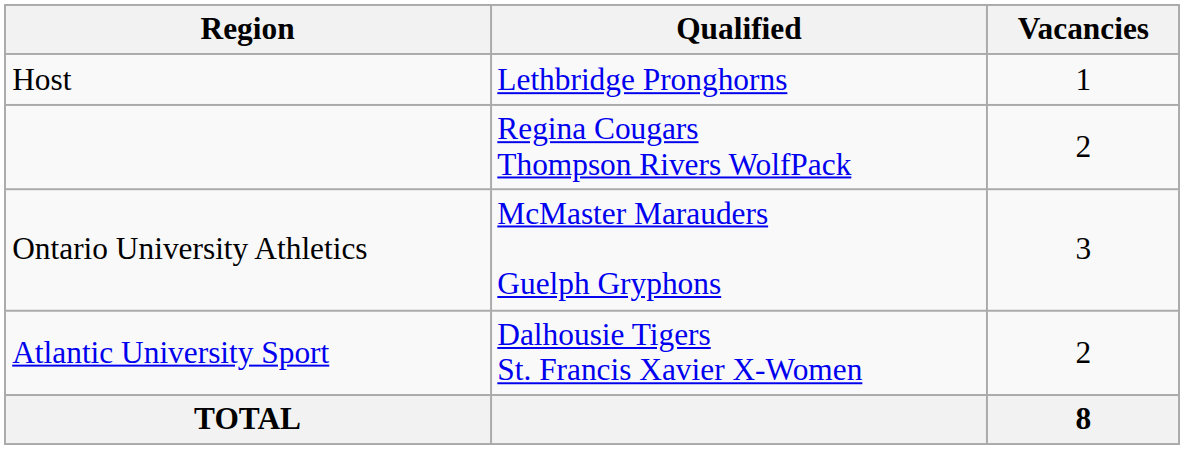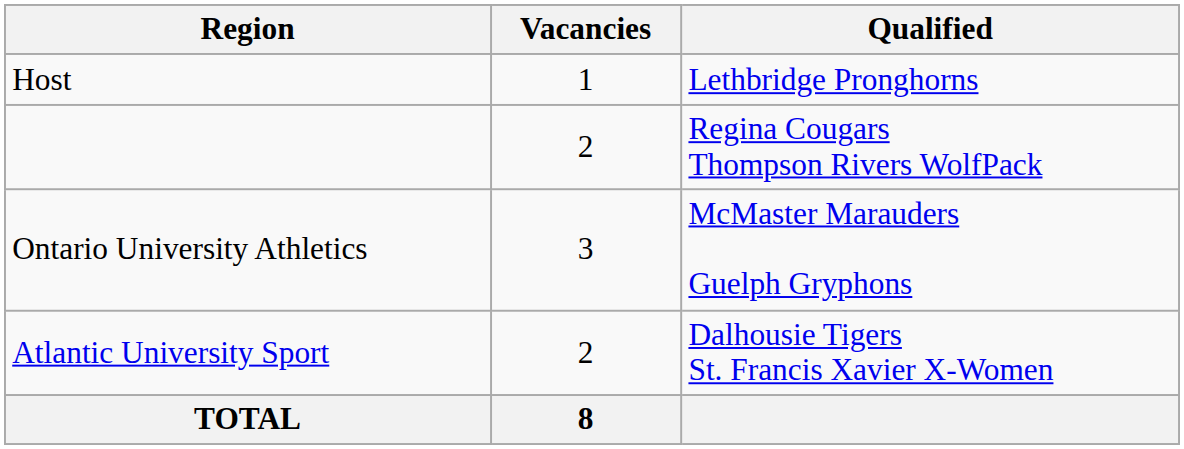columns swapped: (1083, 29) <-> (739, 29)
